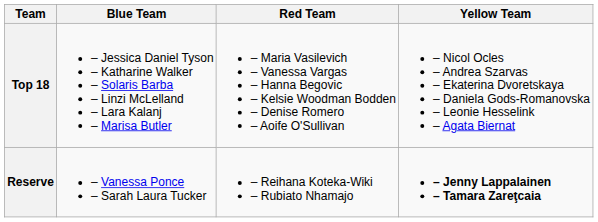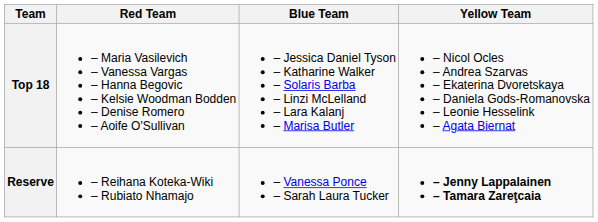columns swapped: (137, 14) <-> (308, 14)
